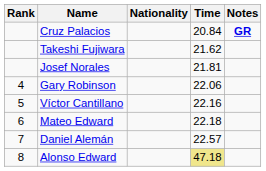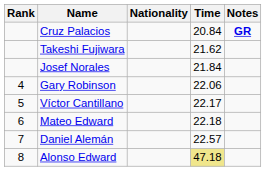(207, 67) 21.81 -> (207, 67) 21.84
(207, 103) 22.16 -> (207, 103) 22.17
